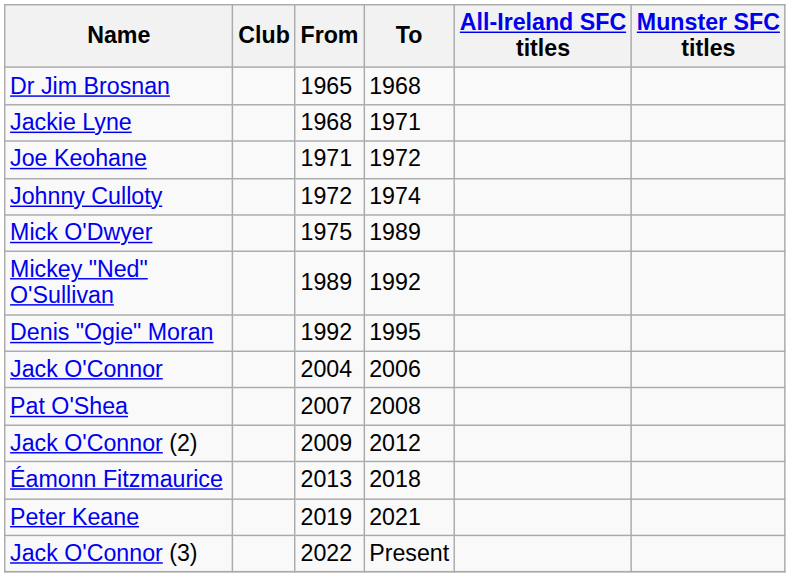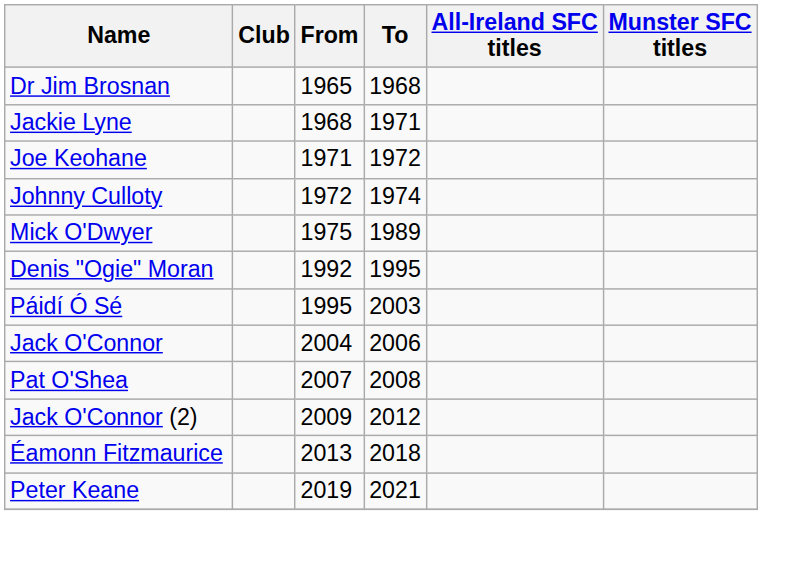- row: (79, 282)
+ row: (66, 306)
- row: (104, 553)
